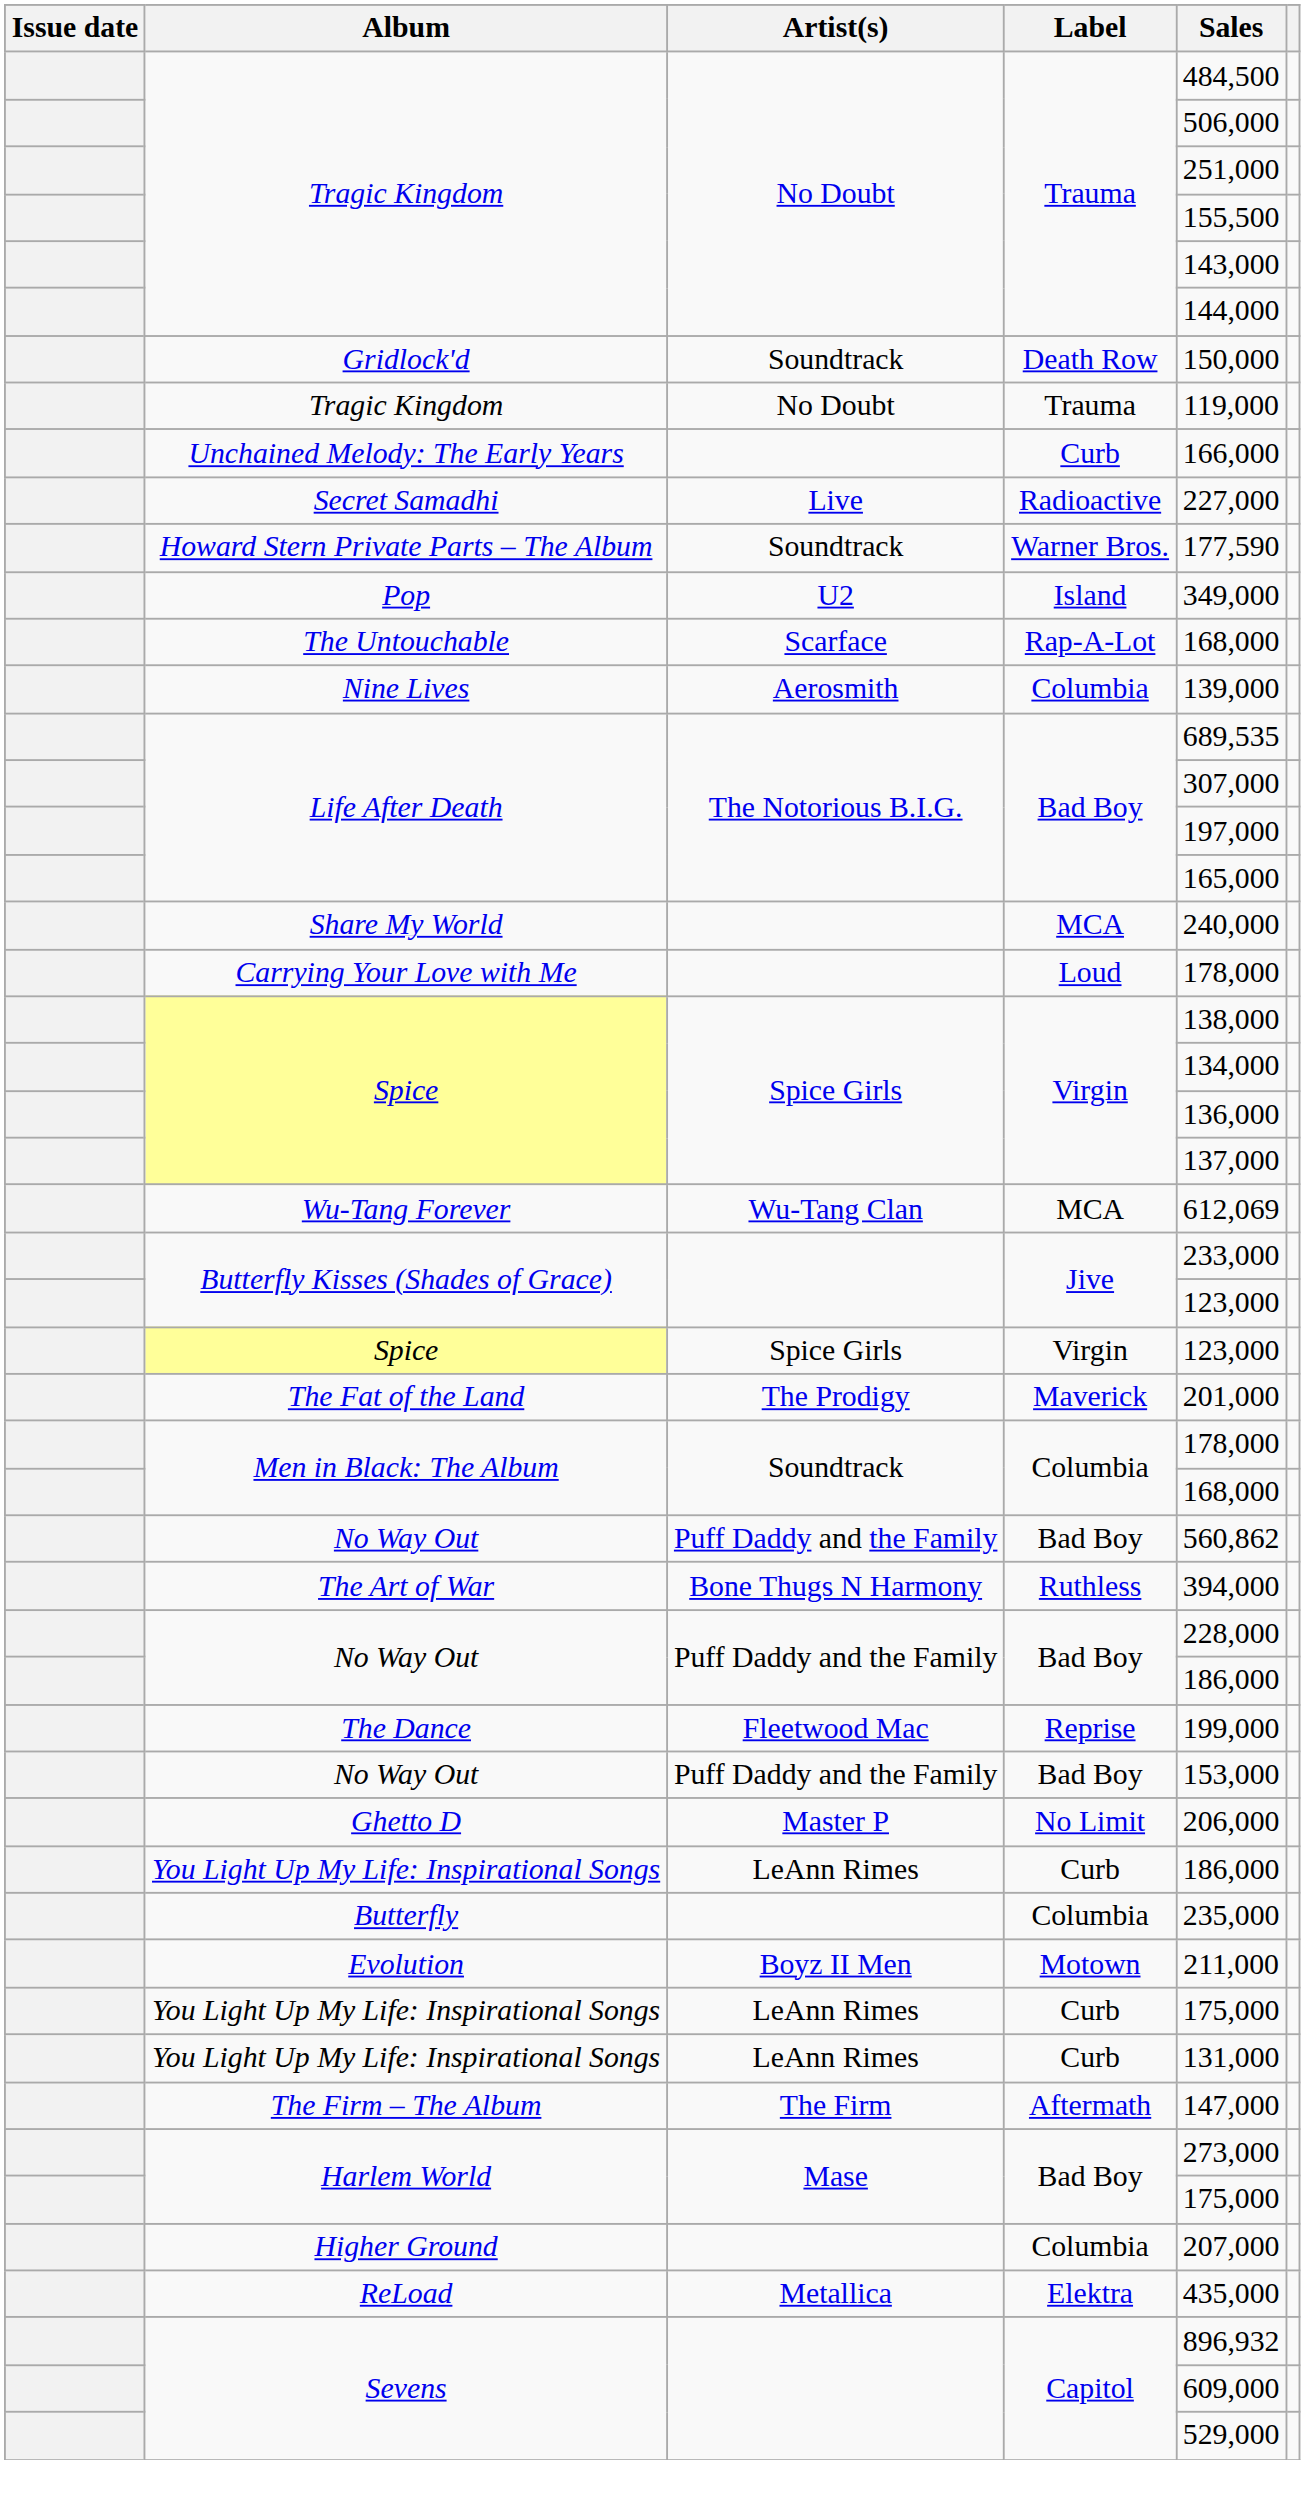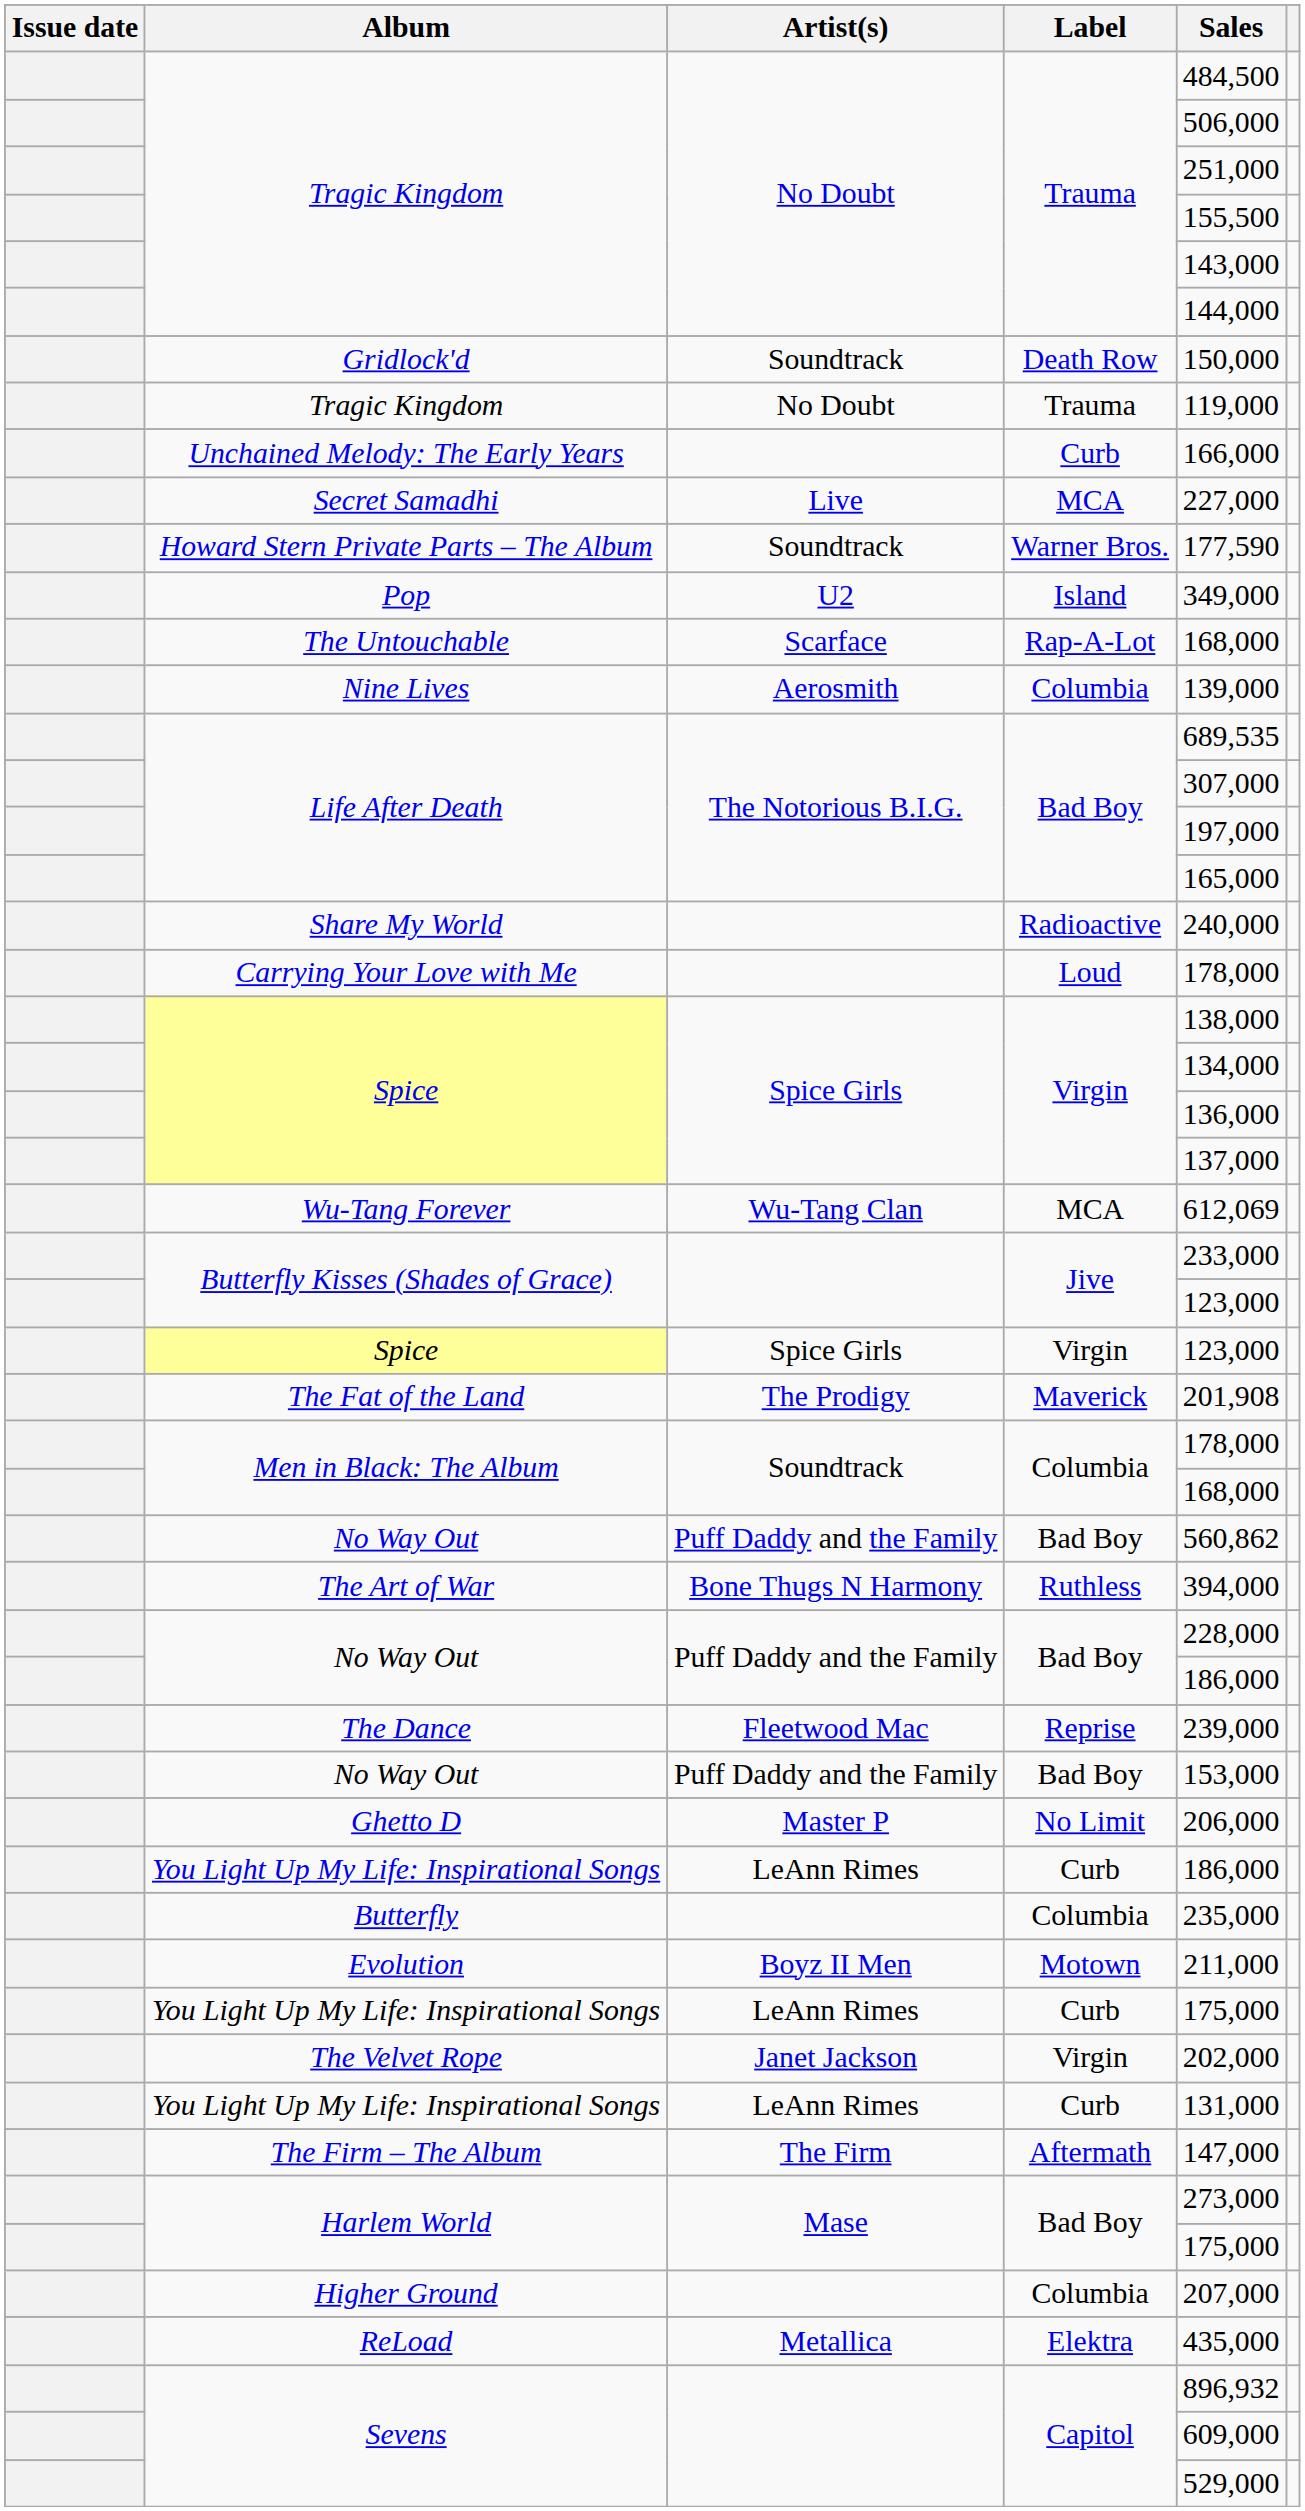(1090, 500) Radioactive -> (1090, 500) MCA
(1090, 924) MCA -> (1090, 924) Radioactive
(1231, 1396) 201,000 -> (1231, 1396) 201,908
(1231, 1727) 199,000 -> (1231, 1727) 239,000
+ row: (406, 2057)
